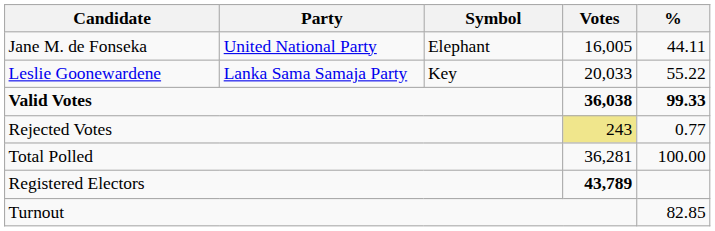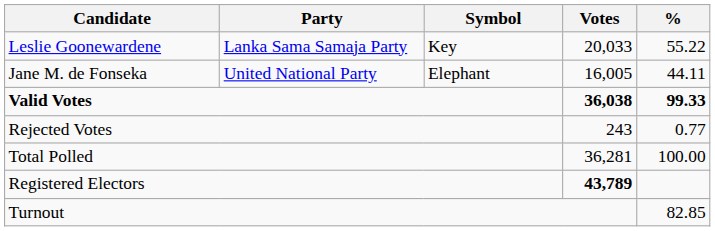rows swapped: (85, 73) <-> (78, 45)
(619, 128) khaki background -> (619, 128) no background
